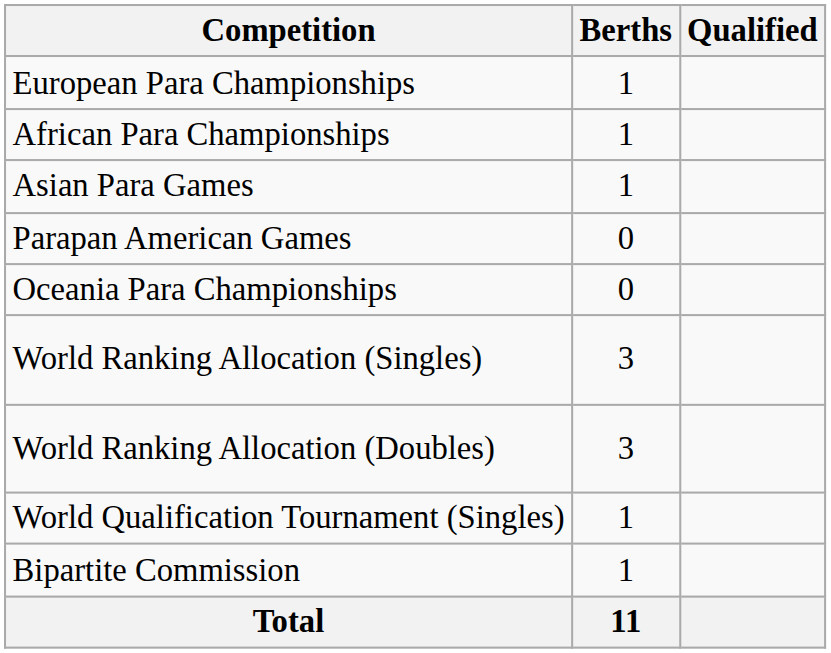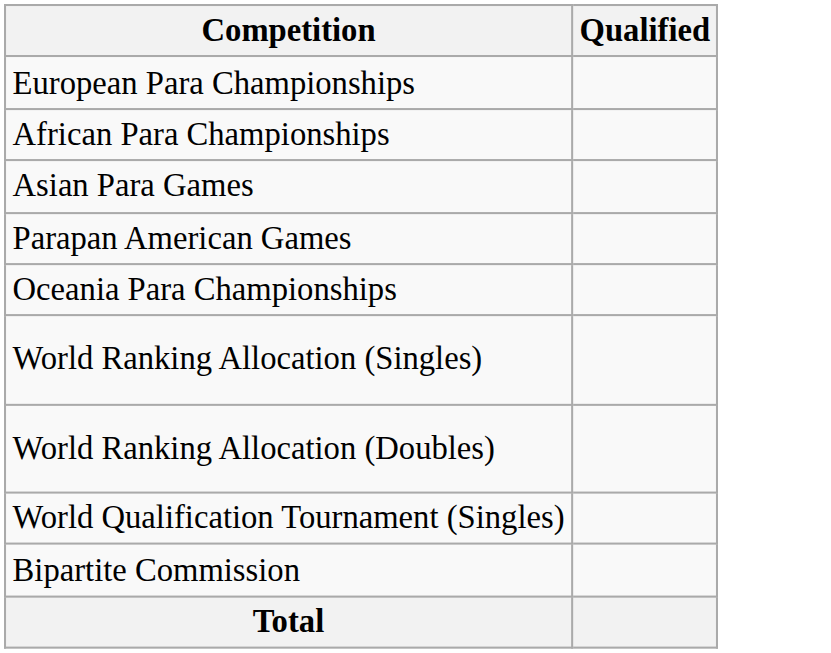- column: (626, 30)
